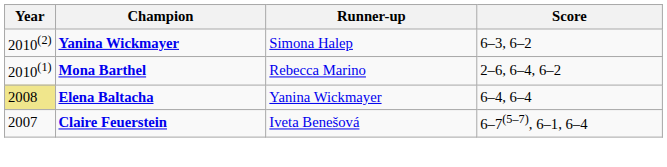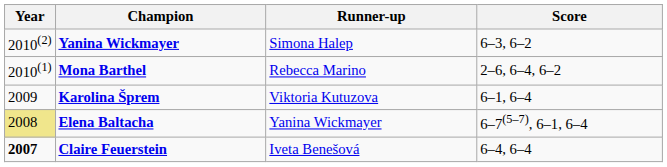+ row: (109, 97)
(506, 97) 6–4, 6–4 -> (534, 123) 6–7(5–7), 6–1, 6–4
(23, 123) normal -> (23, 149) bold
(534, 123) 6–7(5–7), 6–1, 6–4 -> (506, 149) 6–4, 6–4
